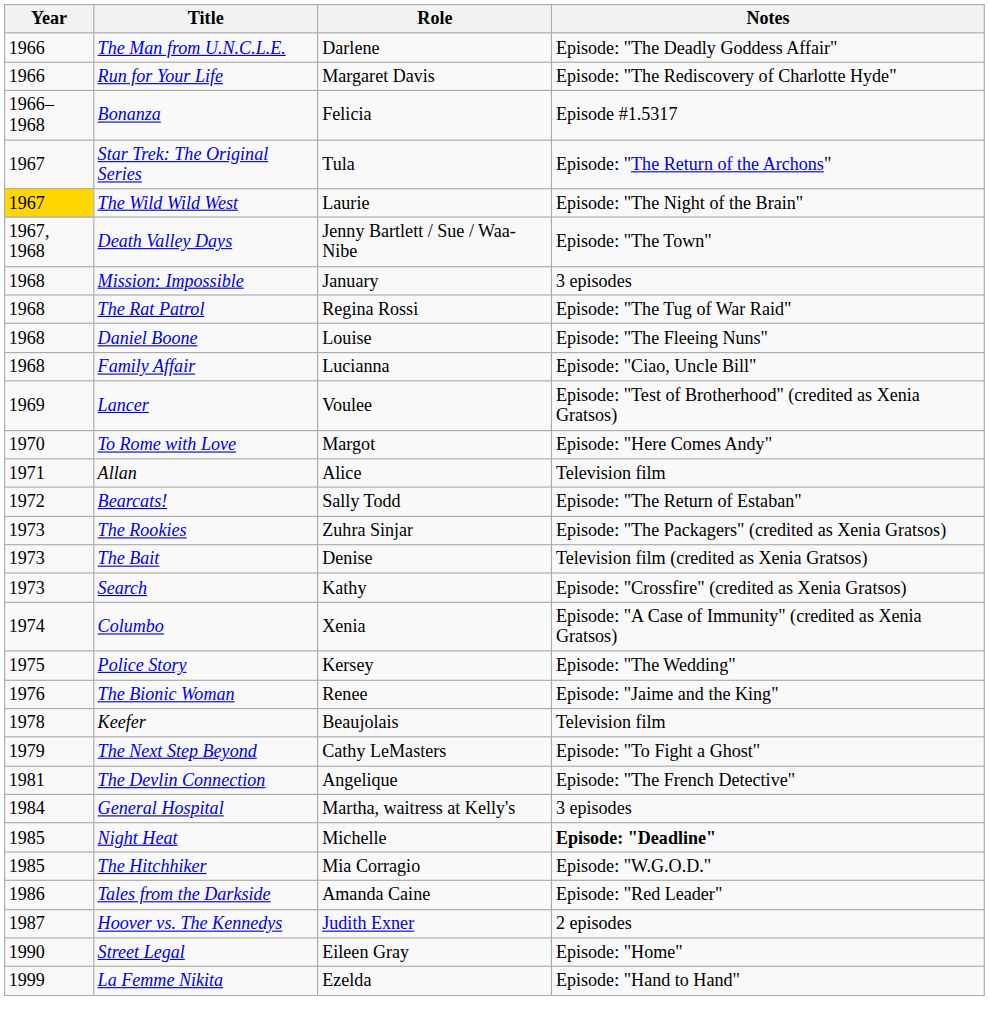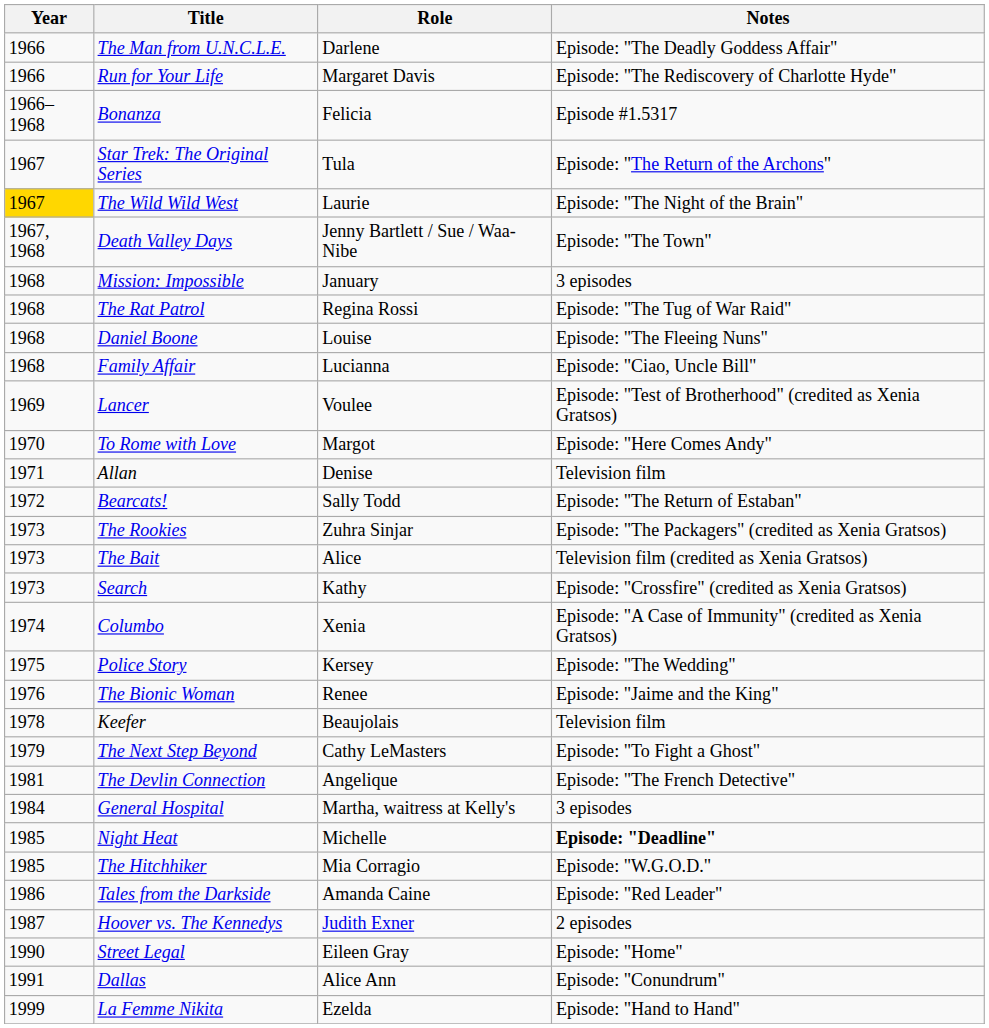(342, 472) Alice -> (347, 472) Denise
(347, 558) Denise -> (342, 558) Alice
+ row: (122, 980)
